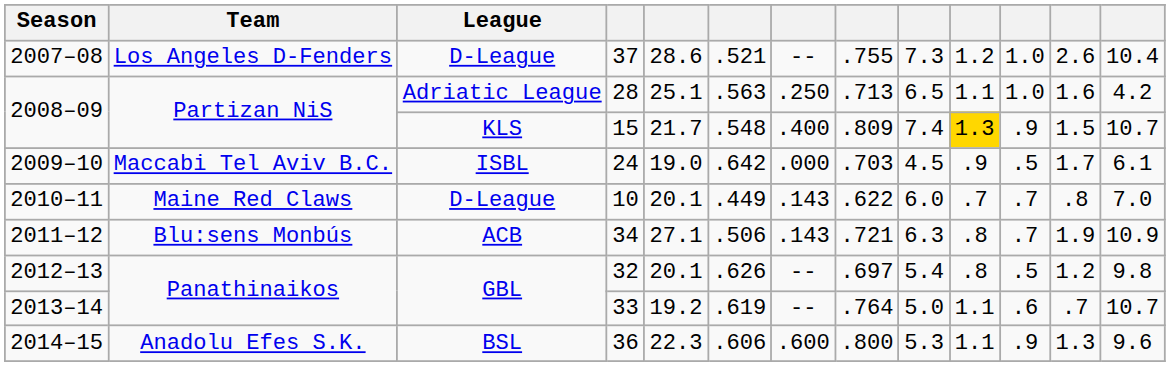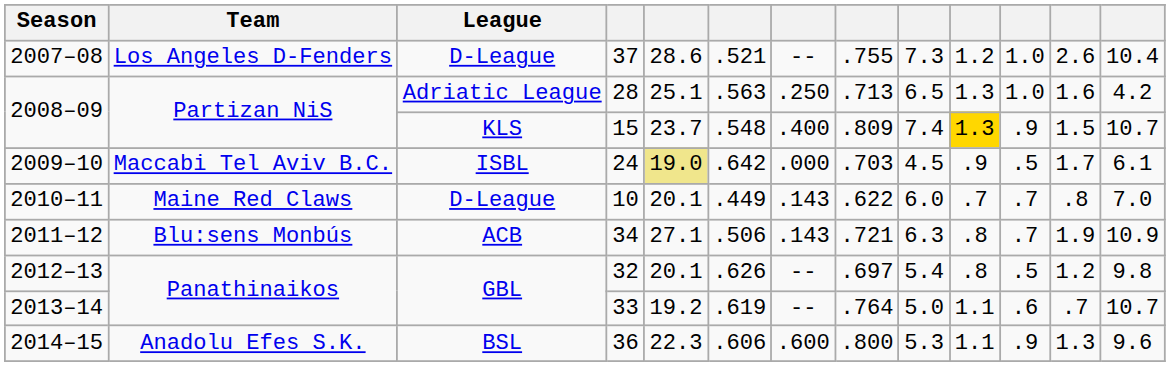(975, 94) 1.1 -> (975, 94) 1.3
(676, 130) 21.7 -> (676, 130) 23.7
(676, 166) no background -> (676, 166) khaki background
